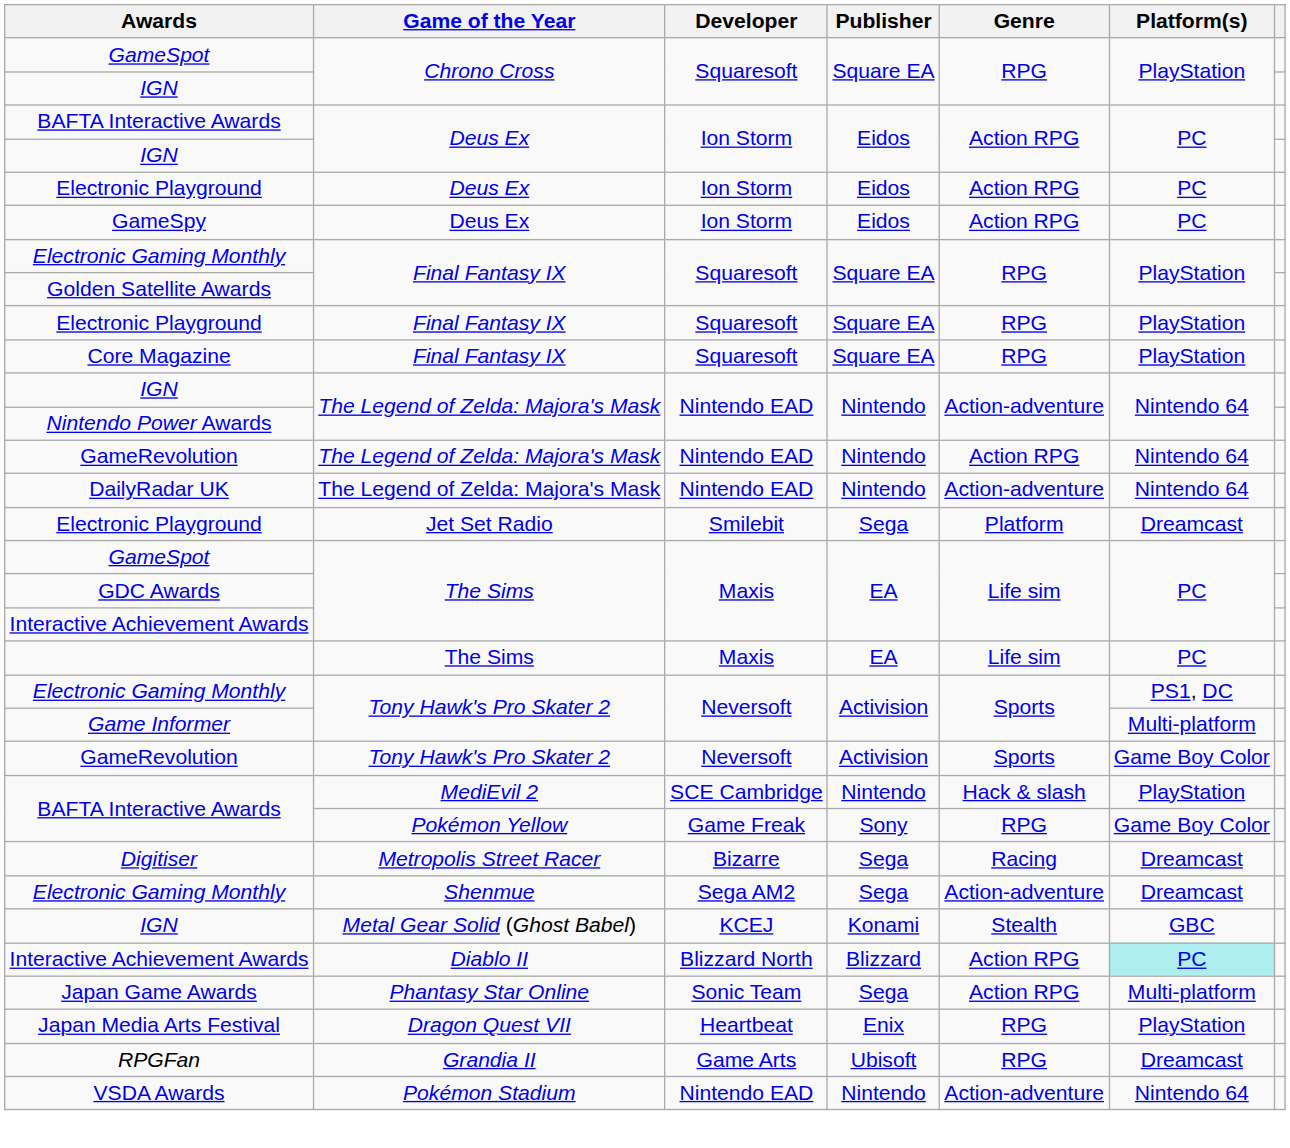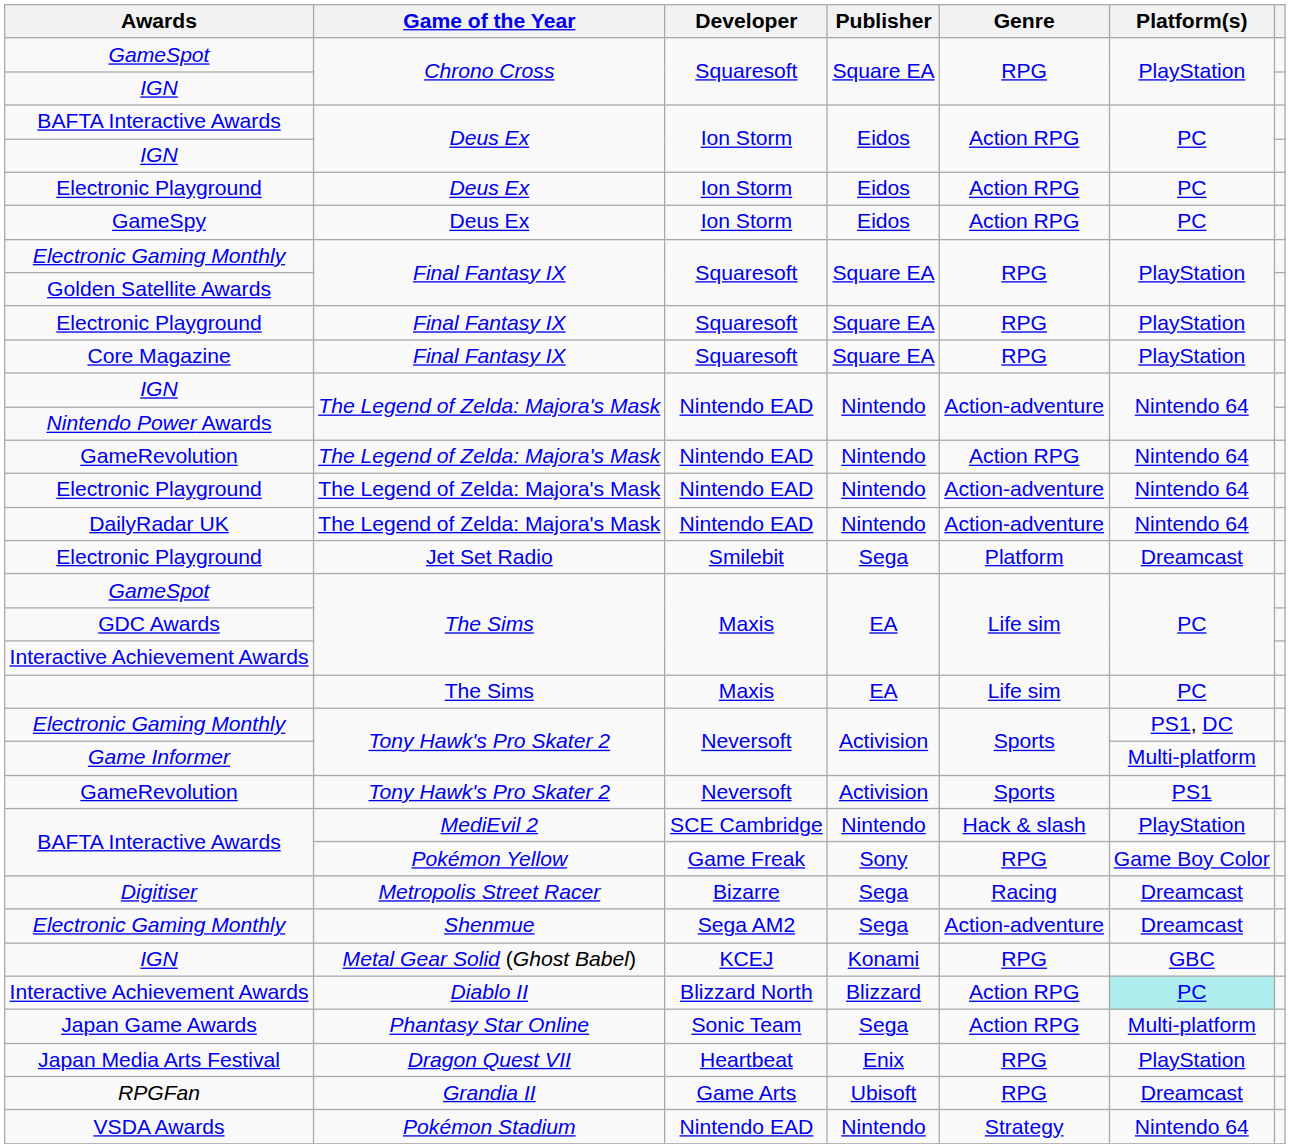+ row: (159, 490)
(1192, 758) Game Boy Color -> (1192, 791) PS1
(1024, 925) Stealth -> (1024, 959) RPG
(1024, 1093) Action-adventure -> (1024, 1126) Strategy
